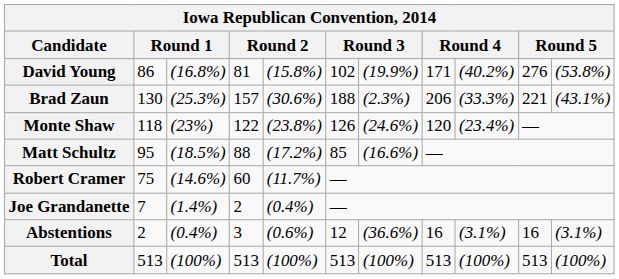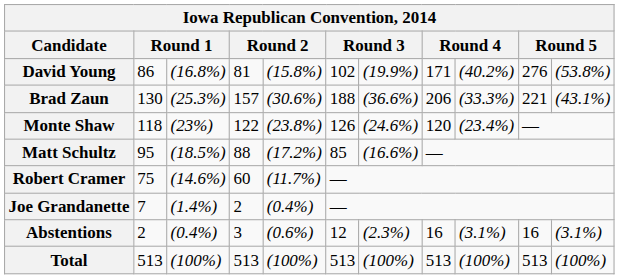(386, 98) (2.3%) -> (390, 98) (36.6%)
(390, 233) (36.6%) -> (386, 233) (2.3%)
